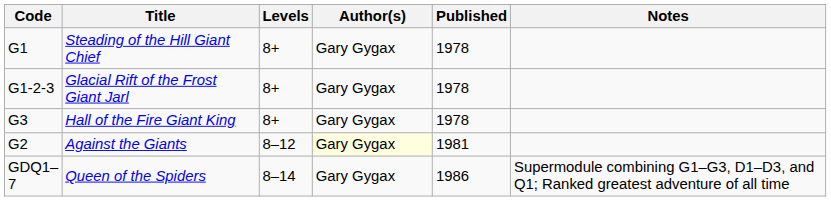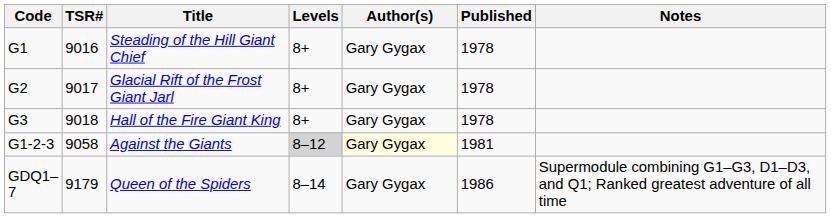+ column: (84, 16)
(31, 88) G1-2-3 -> (18, 88) G2
(18, 144) G2 -> (31, 144) G1-2-3
(279, 144) no background -> (309, 144) lightgrey background
